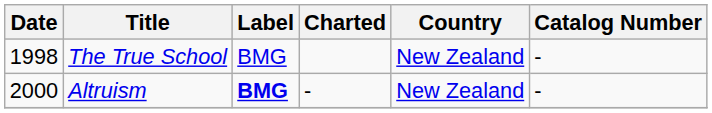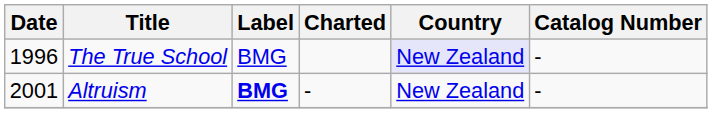(34, 57) 1998 -> (34, 57) 1996
(460, 57) no background -> (460, 57) lavender background
(34, 91) 2000 -> (34, 91) 2001
